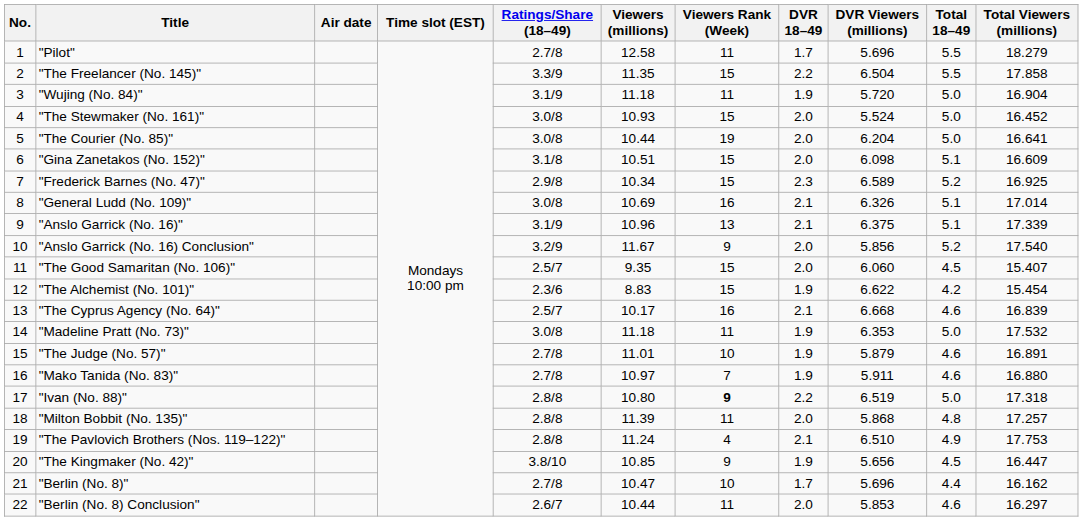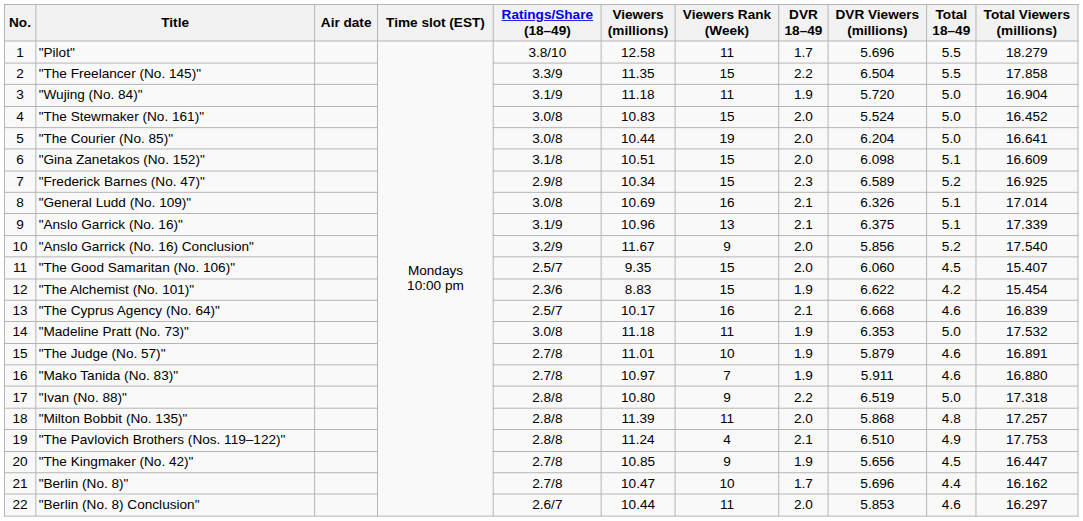(547, 52) 2.7/8 -> (547, 52) 3.8/10
(638, 116) 10.93 -> (638, 116) 10.83
(727, 397) bold -> (727, 397) normal
(547, 461) 3.8/10 -> (547, 461) 2.7/8
